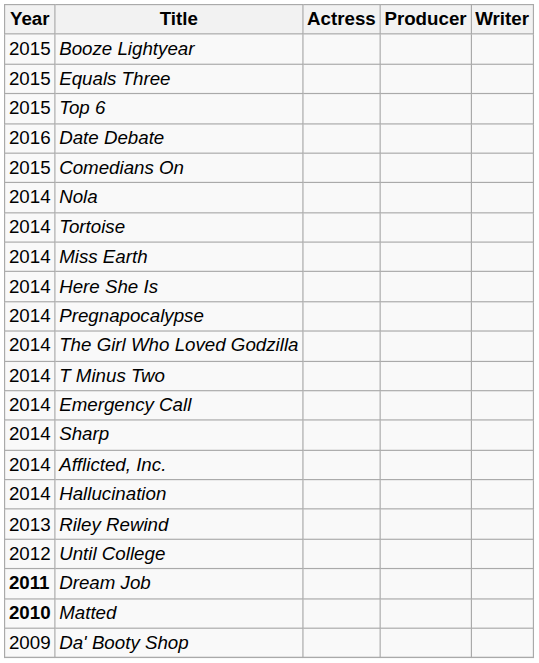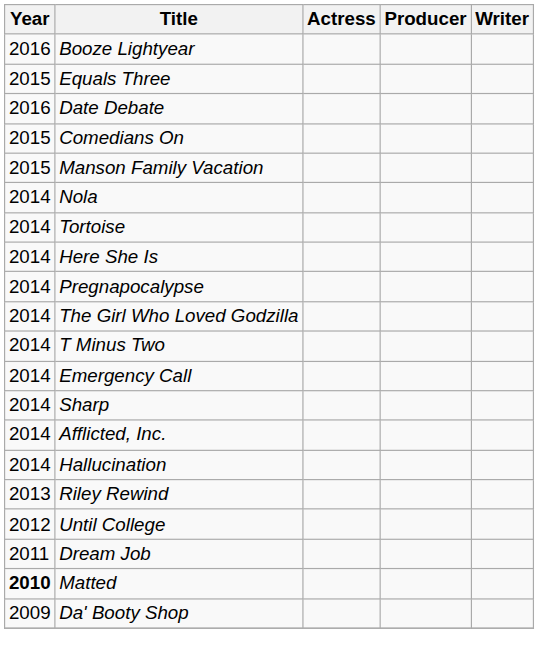(30, 49) 2015 -> (30, 49) 2016
- row: (82, 108)
+ row: (161, 167)
- row: (103, 256)
(29, 583) bold -> (29, 553) normal
